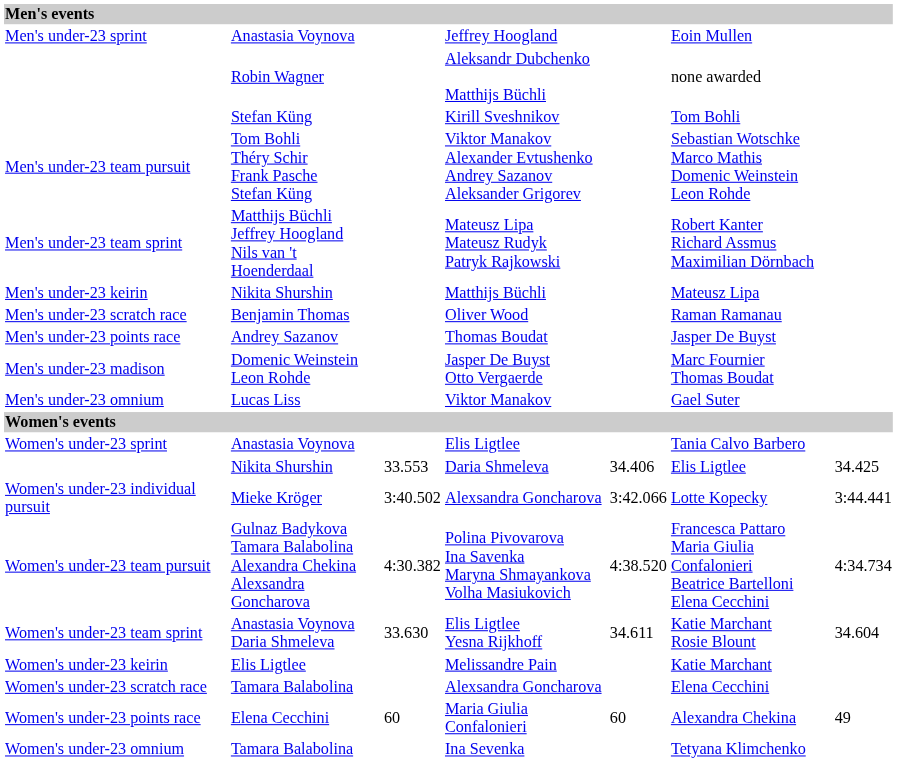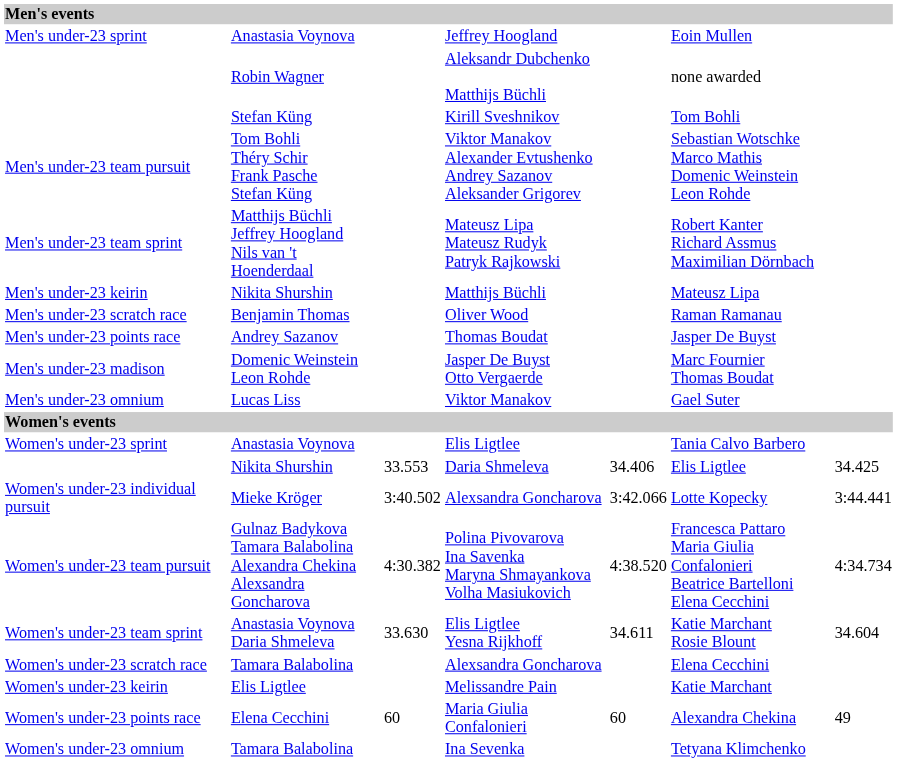rows swapped: (86, 664) <-> (106, 686)
